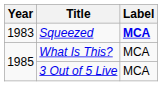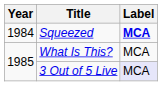(20, 33) 1983 -> (20, 33) 1984
(136, 71) no background -> (136, 71) lavender background
